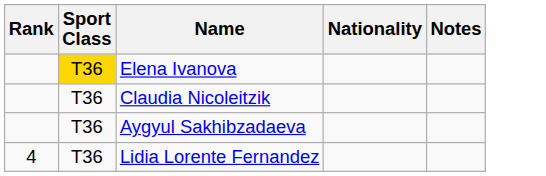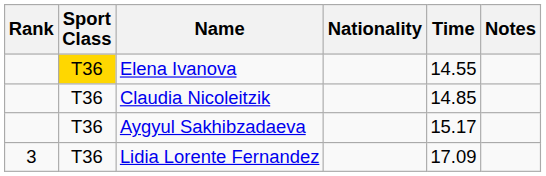+ column: (453, 29)
(31, 156) 4 -> (31, 156) 3
